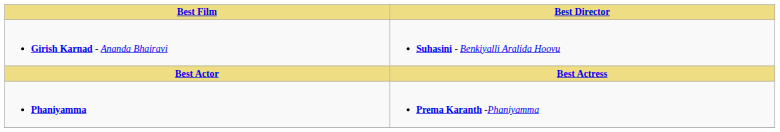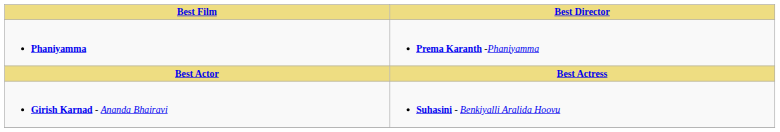rows swapped: (197, 110) <-> (197, 48)
